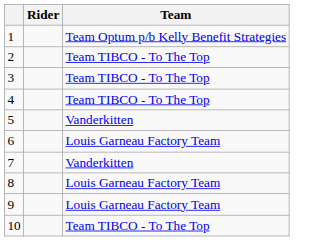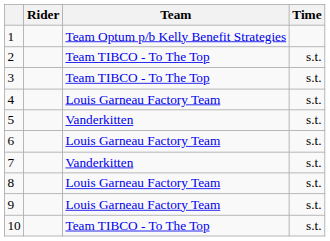+ column: (307, 15)
(138, 99) Team TIBCO - To The Top -> (143, 99) Louis Garneau Factory Team
